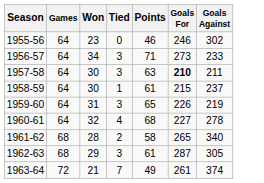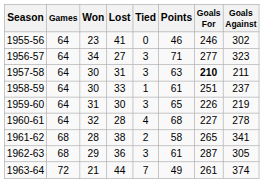+ column: (120, 18)
(182, 56) 273 -> (209, 56) 277
(215, 56) 233 -> (241, 56) 323
(182, 89) 215 -> (209, 89) 251
(215, 137) 340 -> (241, 137) 341
